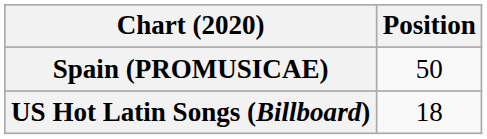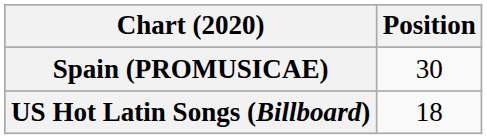(429, 68) 50 -> (429, 68) 30
